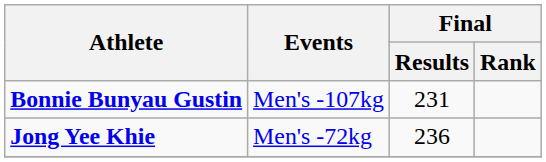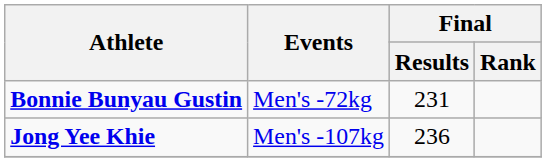(318, 99) Men's -107kg -> (313, 99) Men's -72kg
(313, 136) Men's -72kg -> (318, 136) Men's -107kg
